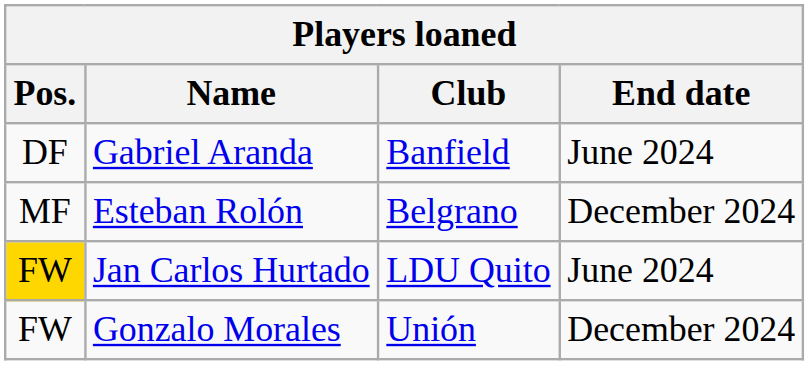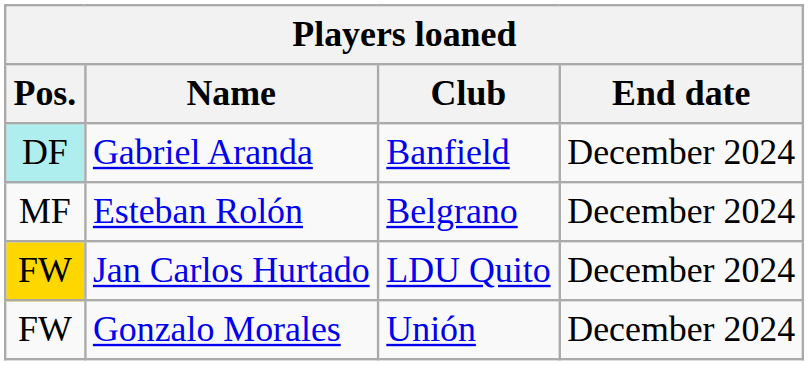(45, 152) no background -> (45, 152) paleturquoise background
(640, 152) June 2024 -> (681, 152) December 2024
(640, 270) June 2024 -> (681, 270) December 2024
